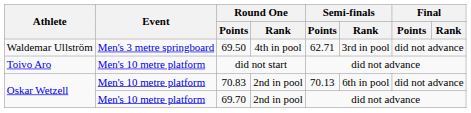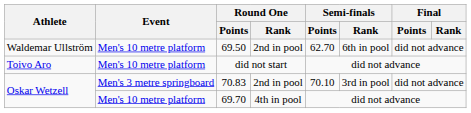(156, 47) Men's 3 metre springboard -> (151, 47) Men's 10 metre platform
(278, 47) 4th in pool -> (278, 47) 2nd in pool
(322, 47) 62.71 -> (322, 47) 62.70
(366, 47) 3rd in pool -> (366, 47) 6th in pool
(151, 82) Men's 10 metre platform -> (156, 82) Men's 3 metre springboard
(322, 82) 70.13 -> (322, 82) 70.10
(366, 82) 6th in pool -> (366, 82) 3rd in pool
(278, 99) 2nd in pool -> (278, 99) 4th in pool
